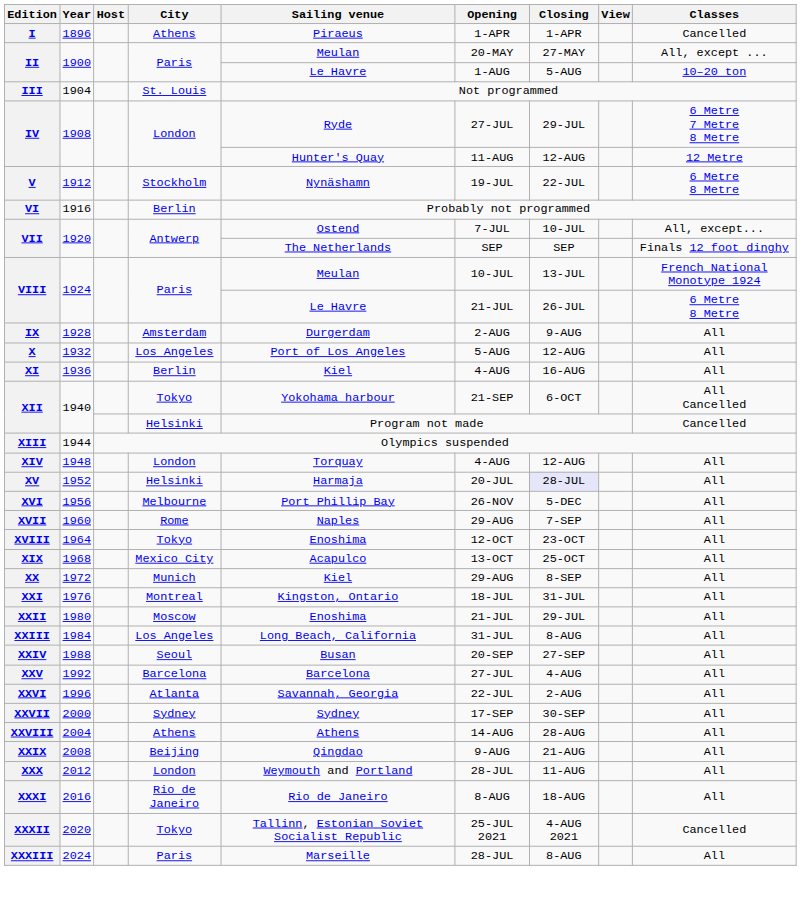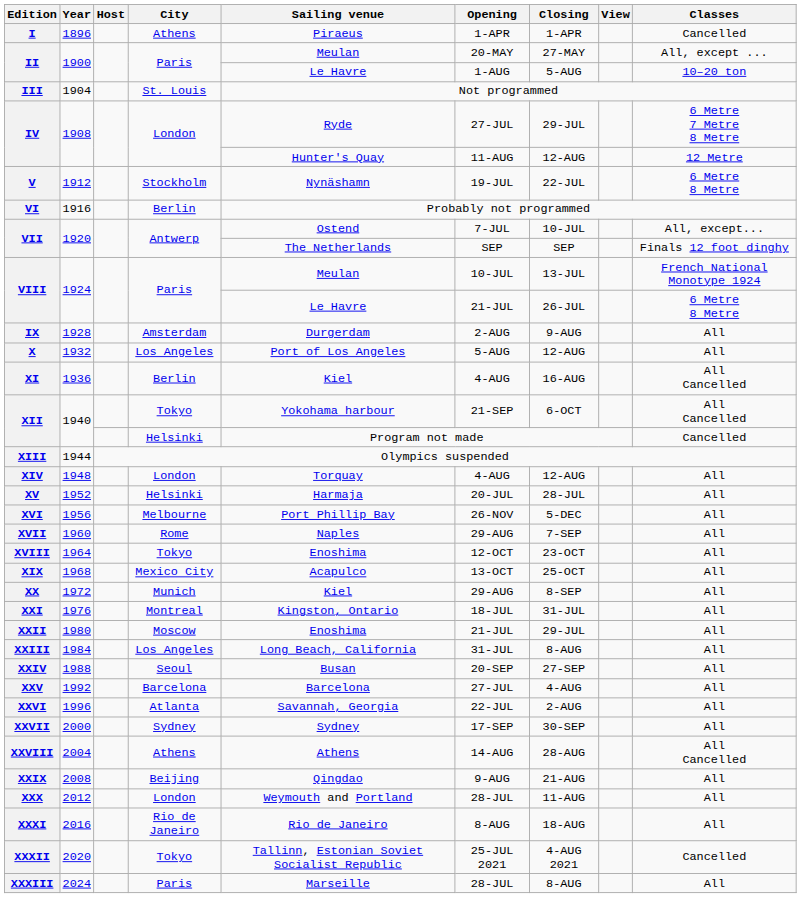(714, 372) All -> (714, 378) All Cancelled
(564, 482) lavender background -> (564, 495) no background
(714, 732) All -> (714, 753) All Cancelled
